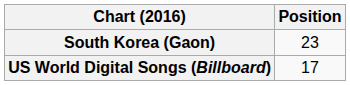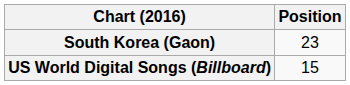(310, 67) 17 -> (310, 67) 15
